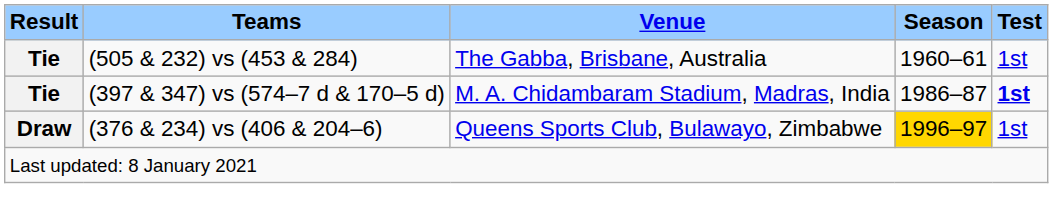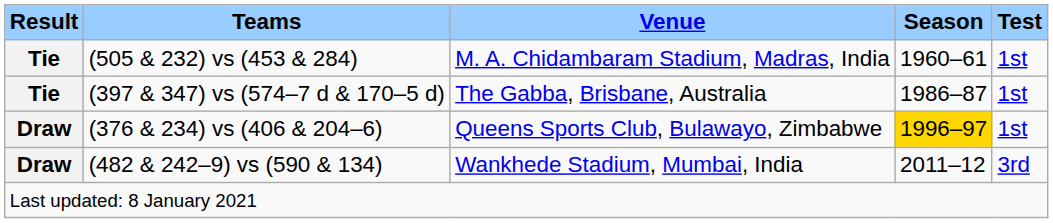(611, 57) The Gabba, Brisbane, Australia -> (672, 57) M. A. Chidambaram Stadium, Madras, India
(672, 93) M. A. Chidambaram Stadium, Madras, India -> (611, 93) The Gabba, Brisbane, Australia
(1014, 93) bold -> (1012, 93) normal
+ row: (236, 164)
